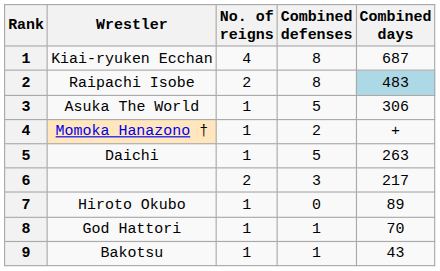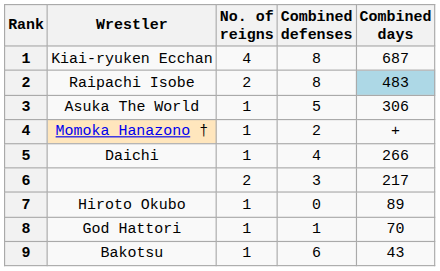(317, 156) 5 -> (317, 156) 4
(396, 156) 263 -> (396, 156) 266
(317, 253) 1 -> (317, 253) 6
